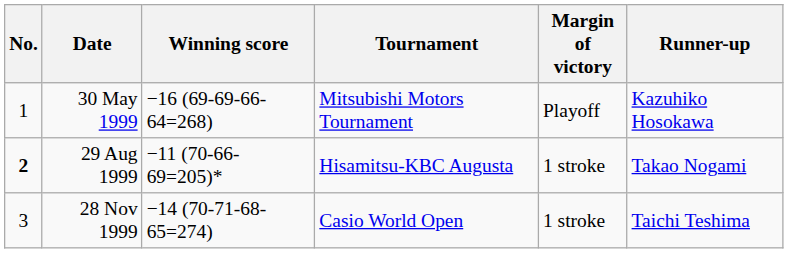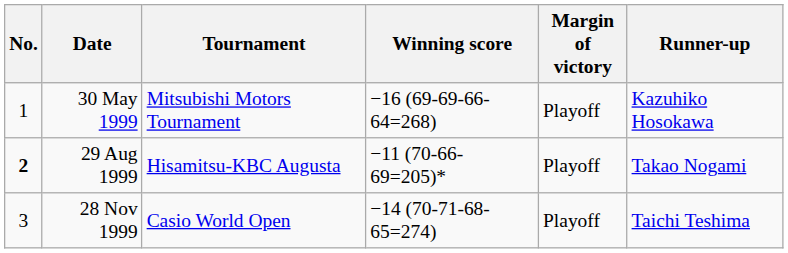columns swapped: (427, 43) <-> (228, 43)
(574, 165) 1 stroke -> (571, 165) Playoff
(574, 220) 1 stroke -> (571, 220) Playoff
